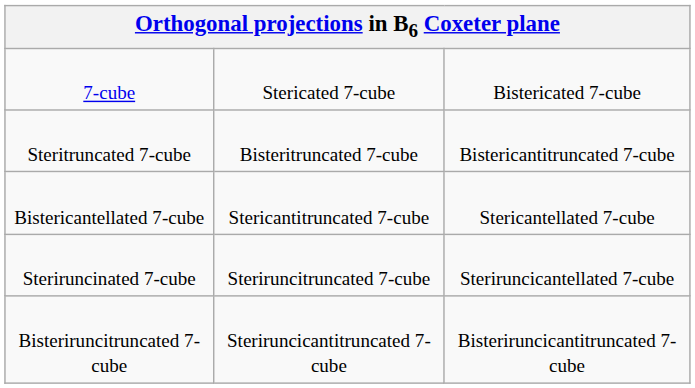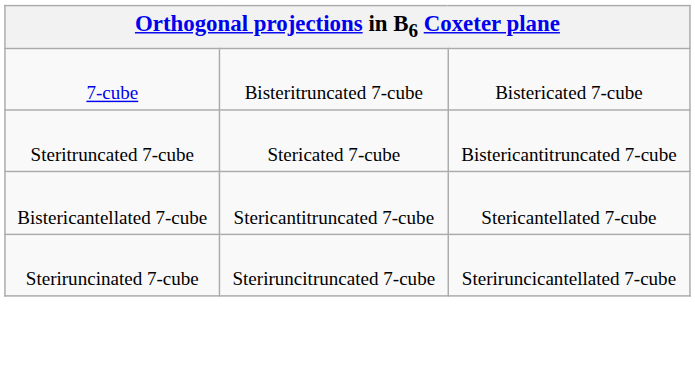(329, 92) Stericated 7-cube -> (334, 92) Bisteritruncated 7-cube
(329, 154) Bisteritruncated 7-cube -> (334, 154) Stericated 7-cube
- row: (109, 353)
